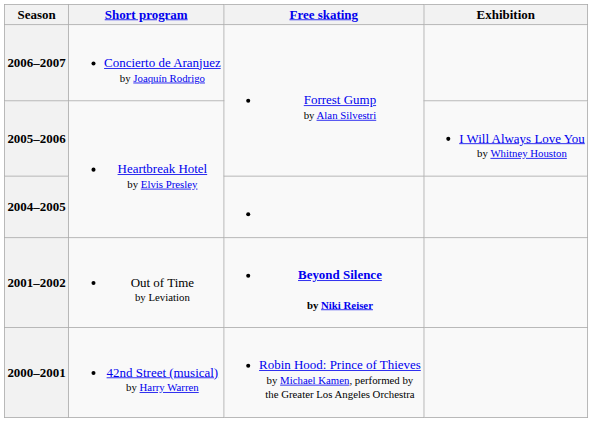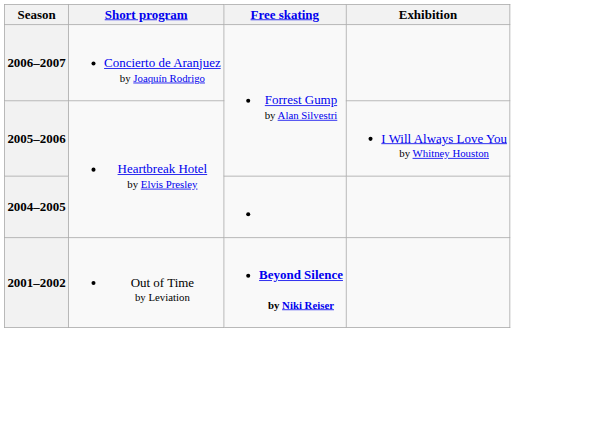- row: (37, 372)
